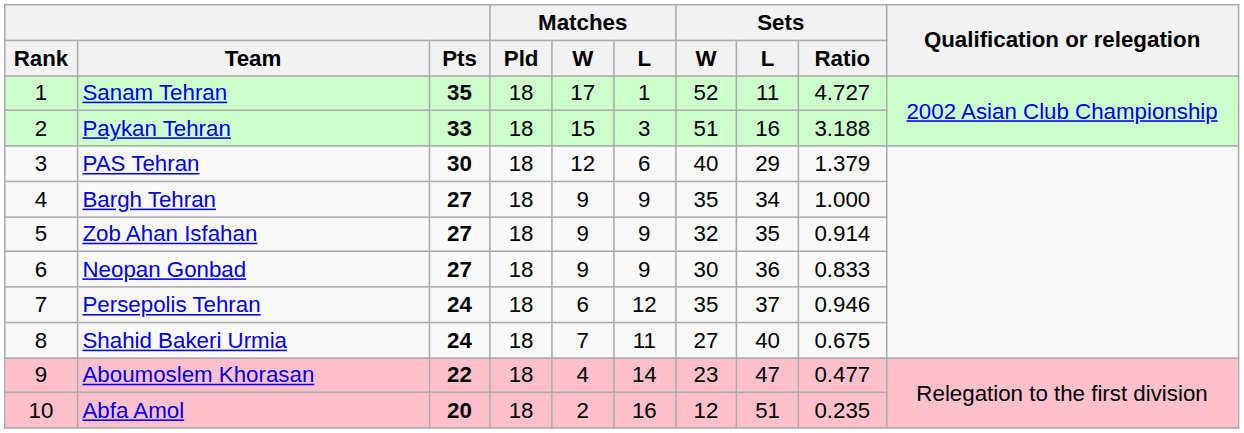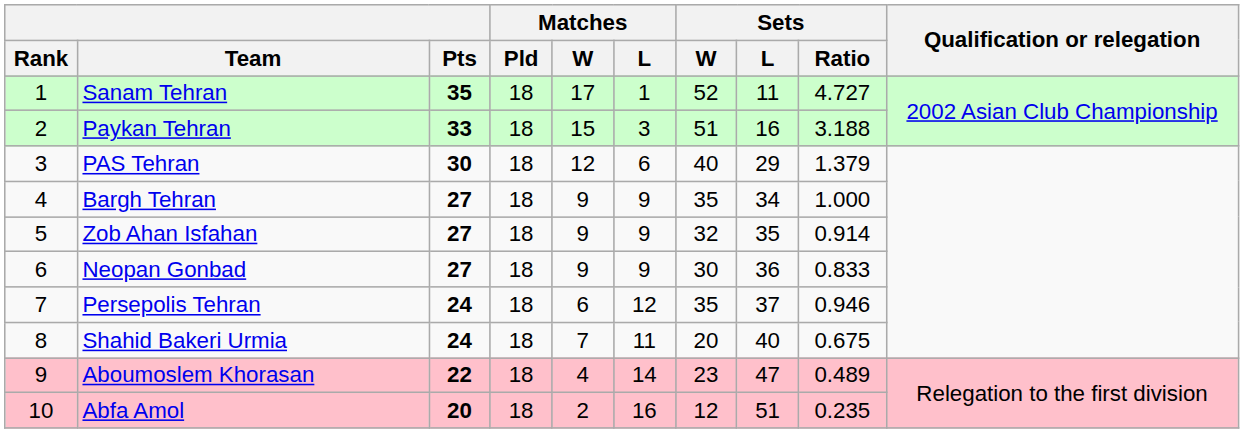(706, 340) 27 -> (706, 340) 20
(842, 375) 0.477 -> (842, 375) 0.489
